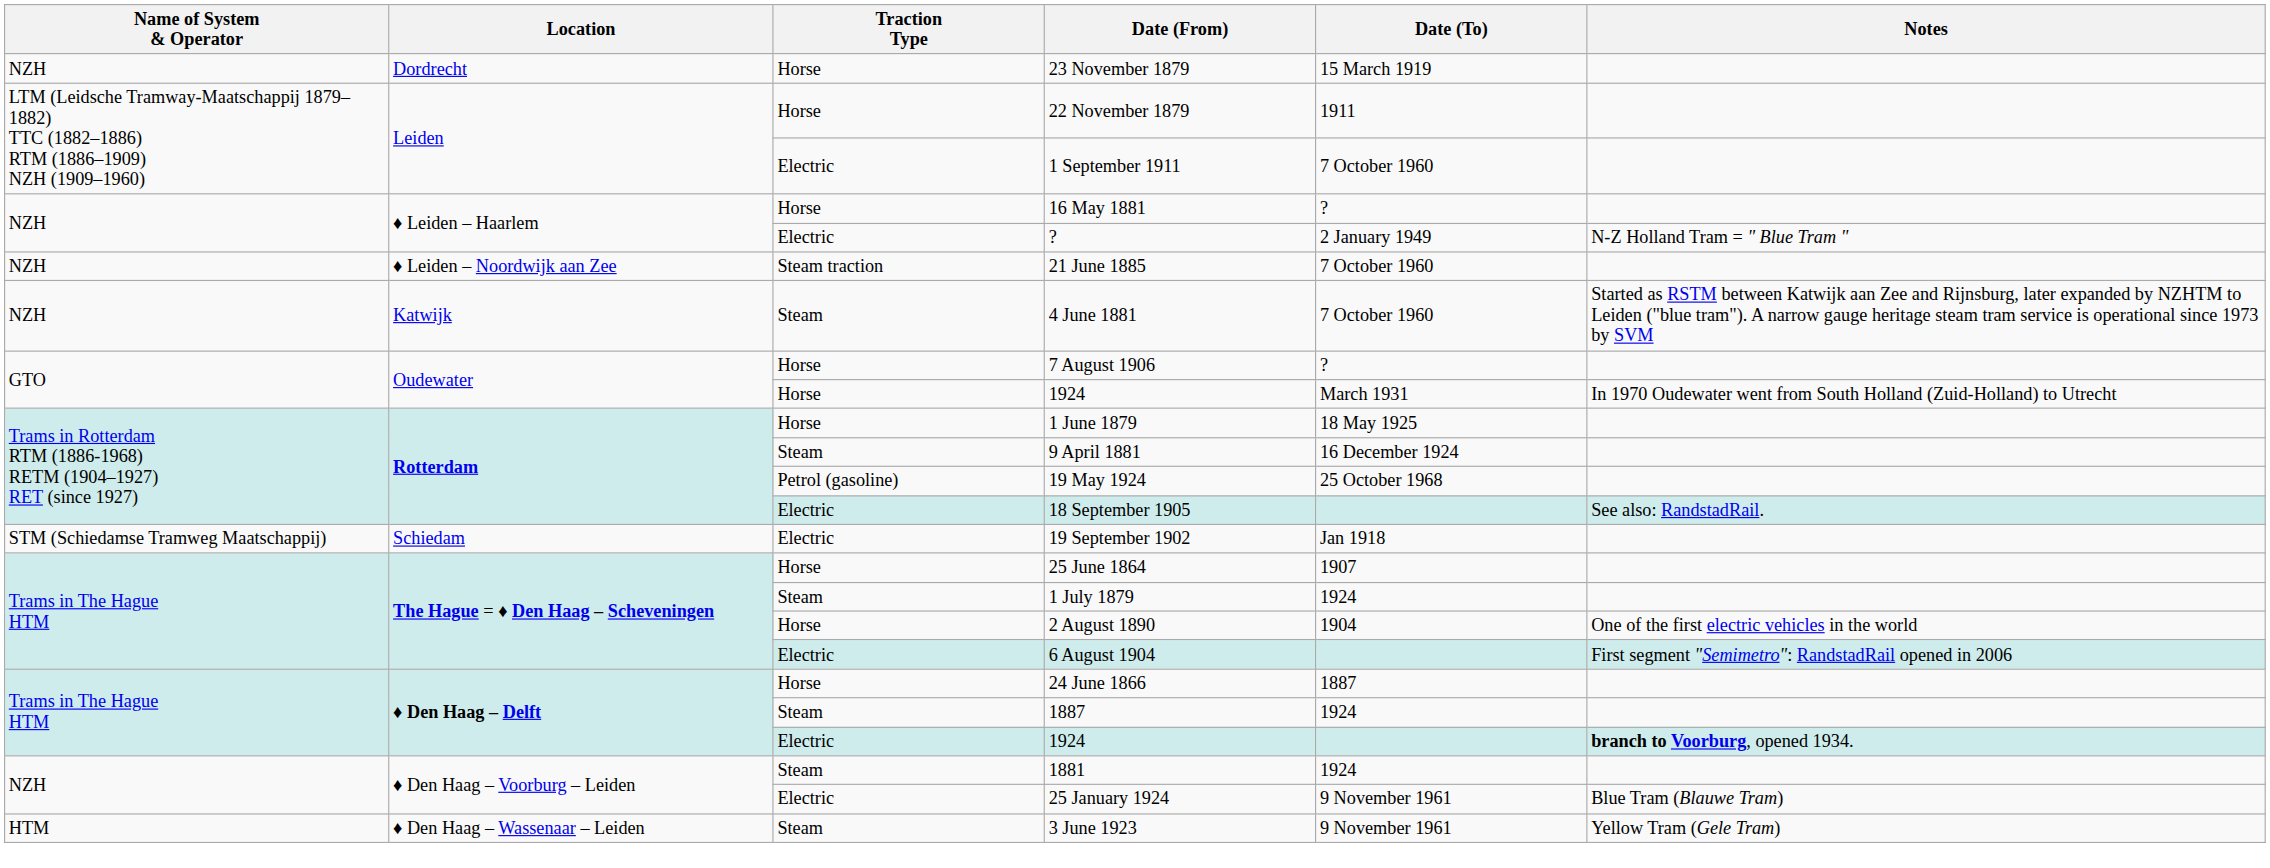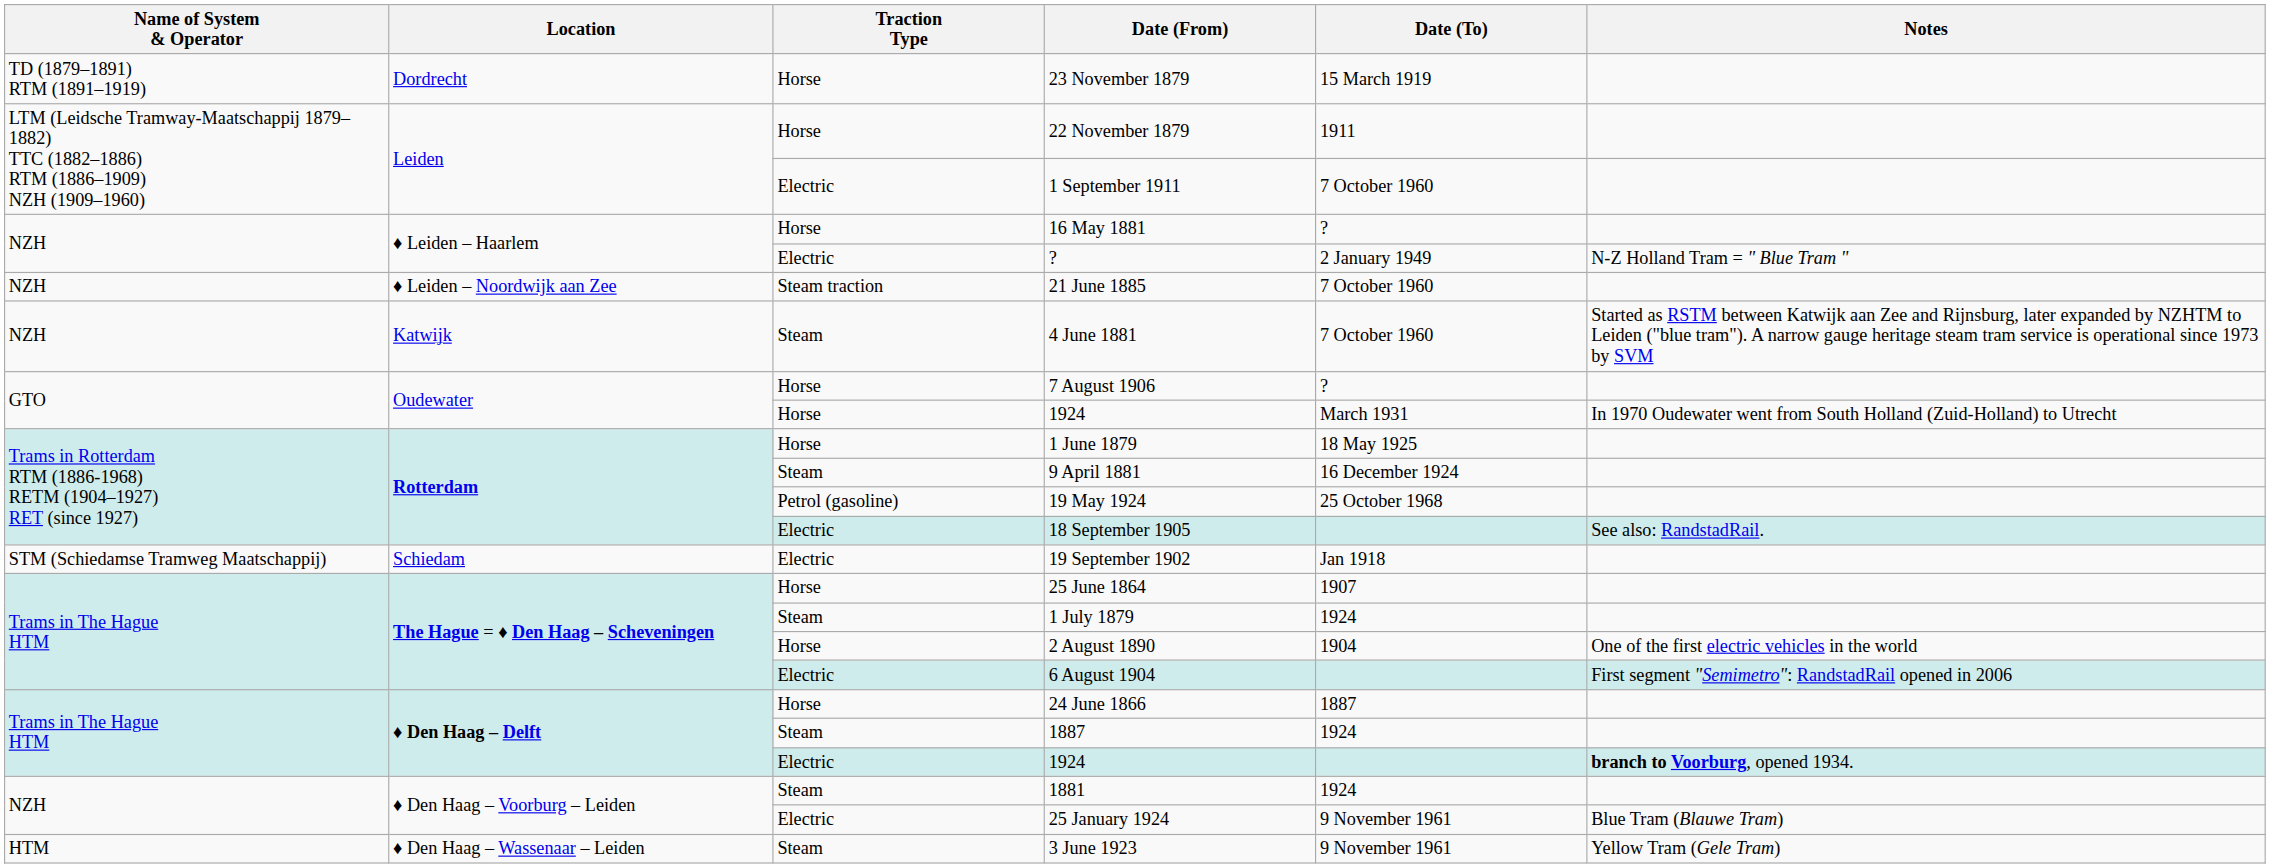(28, 68) NZH -> (77, 78) TD (1879–1891) RTM (1891–1919)
